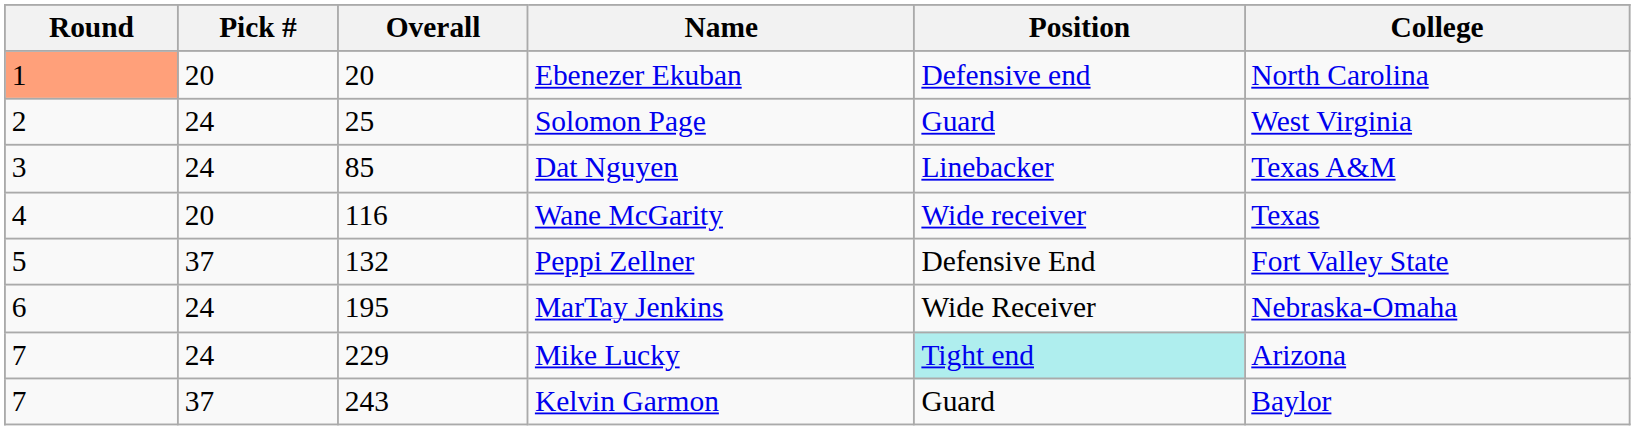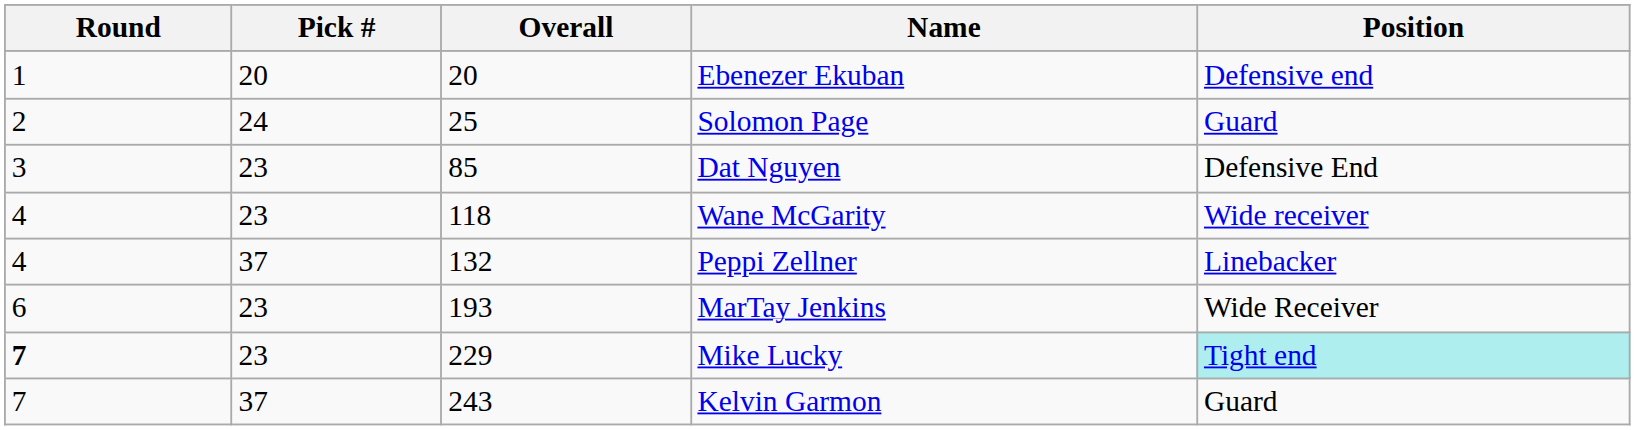- column: (1437, 27)
(19, 74) lightsalmon background -> (19, 74) no background
(199, 167) 24 -> (253, 167) 23
(988, 167) Linebacker -> (1291, 167) Defensive End
(199, 214) 20 -> (253, 214) 23
(366, 214) 116 -> (470, 214) 118
(19, 261) 5 -> (19, 261) 4
(1008, 261) Defensive End -> (1270, 261) Linebacker
(199, 307) 24 -> (253, 307) 23
(367, 307) 195 -> (470, 307) 193
(19, 354) normal -> (19, 354) bold
(199, 354) 24 -> (253, 354) 23
